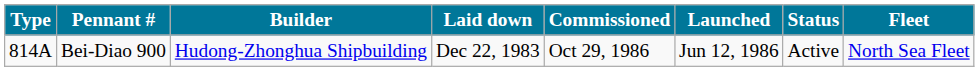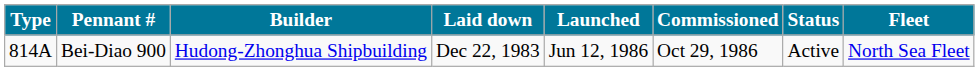columns swapped: (729, 19) <-> (609, 19)
